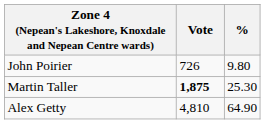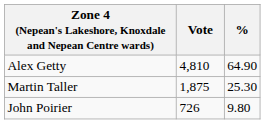rows swapped: (37, 108) <-> (40, 65)
(195, 87) bold -> (195, 87) normal
